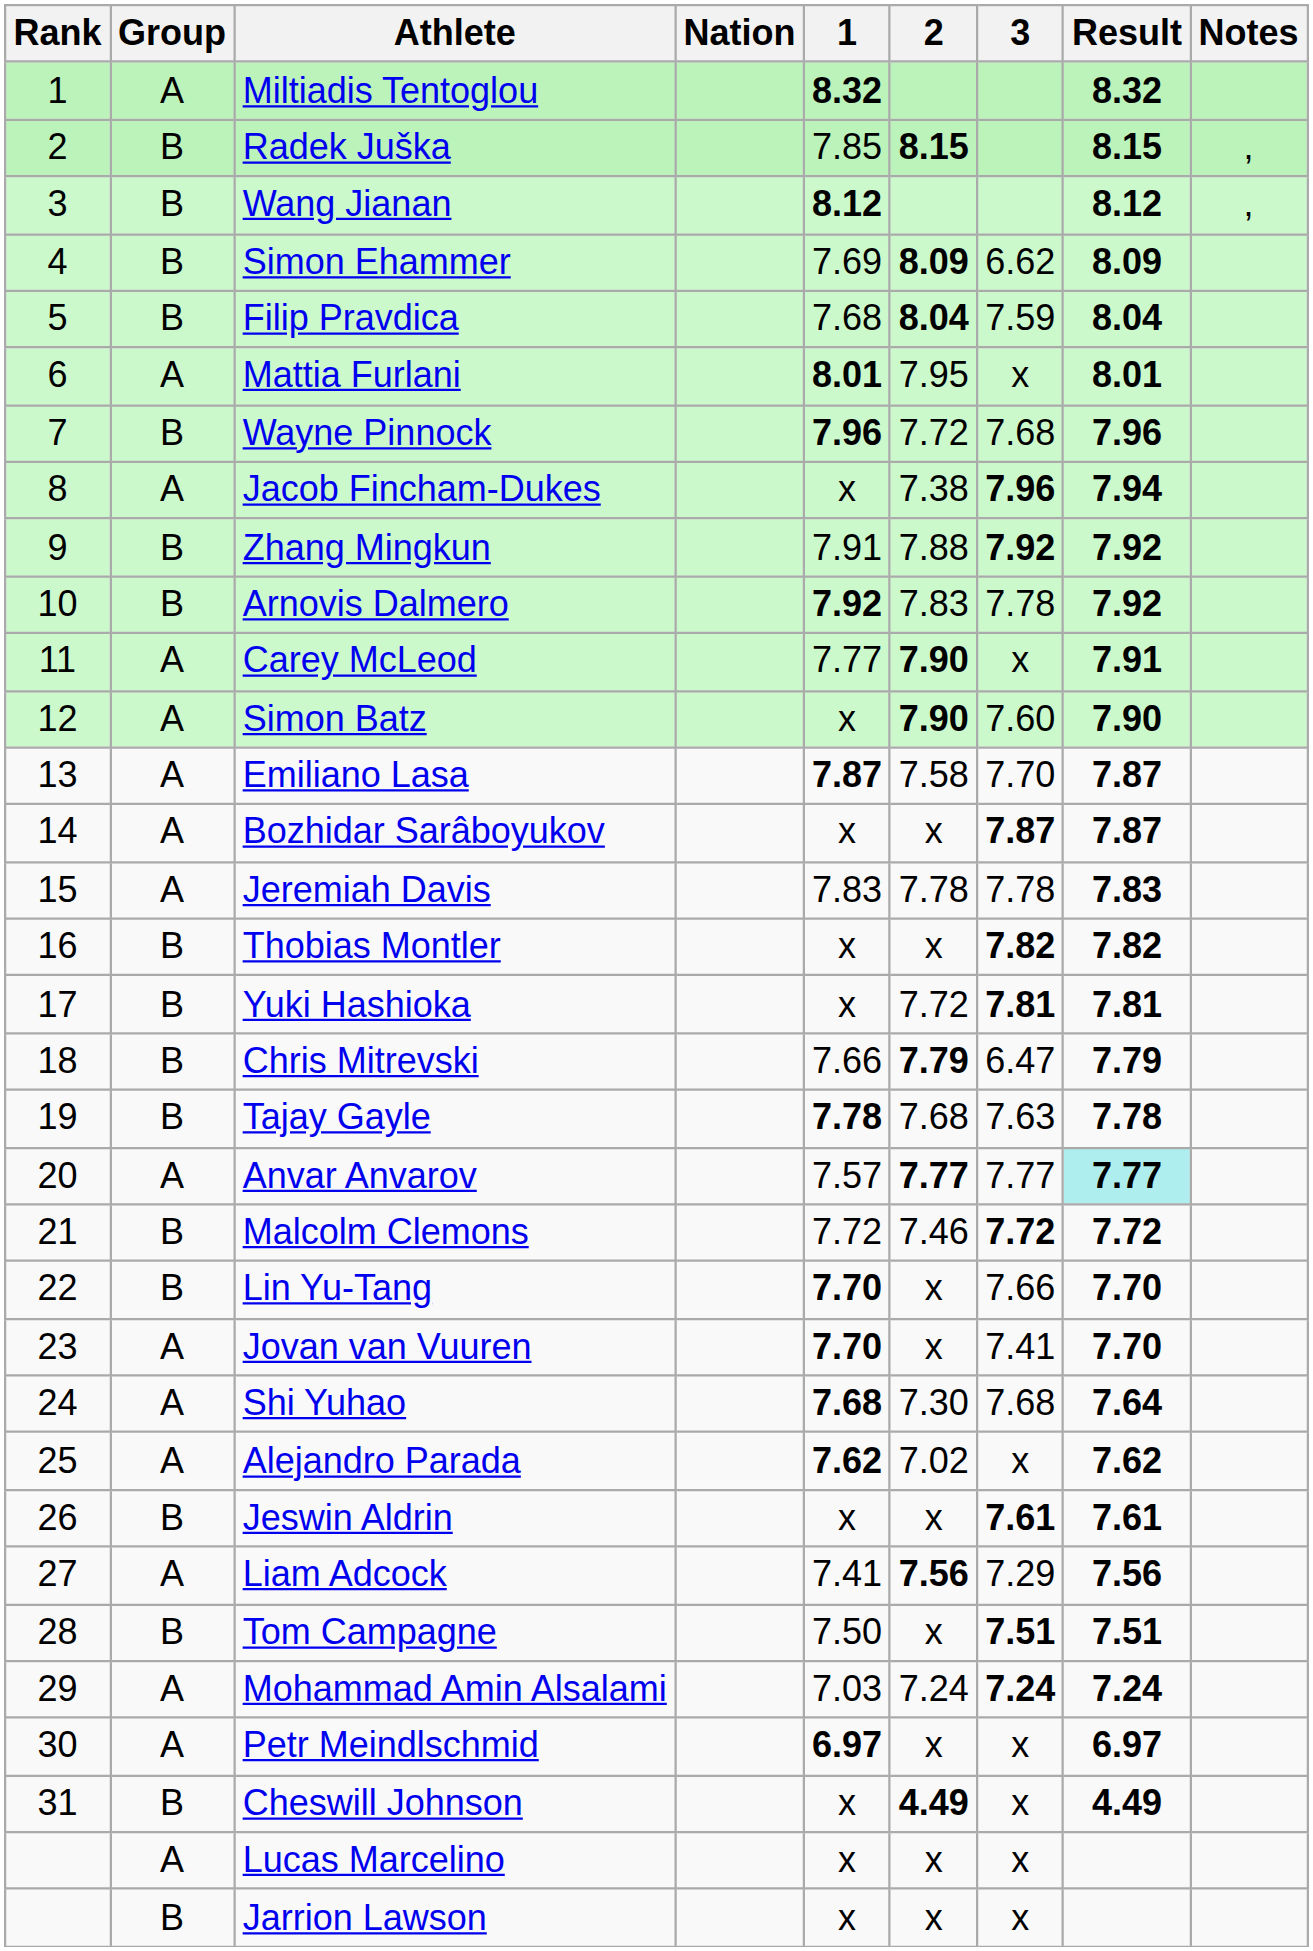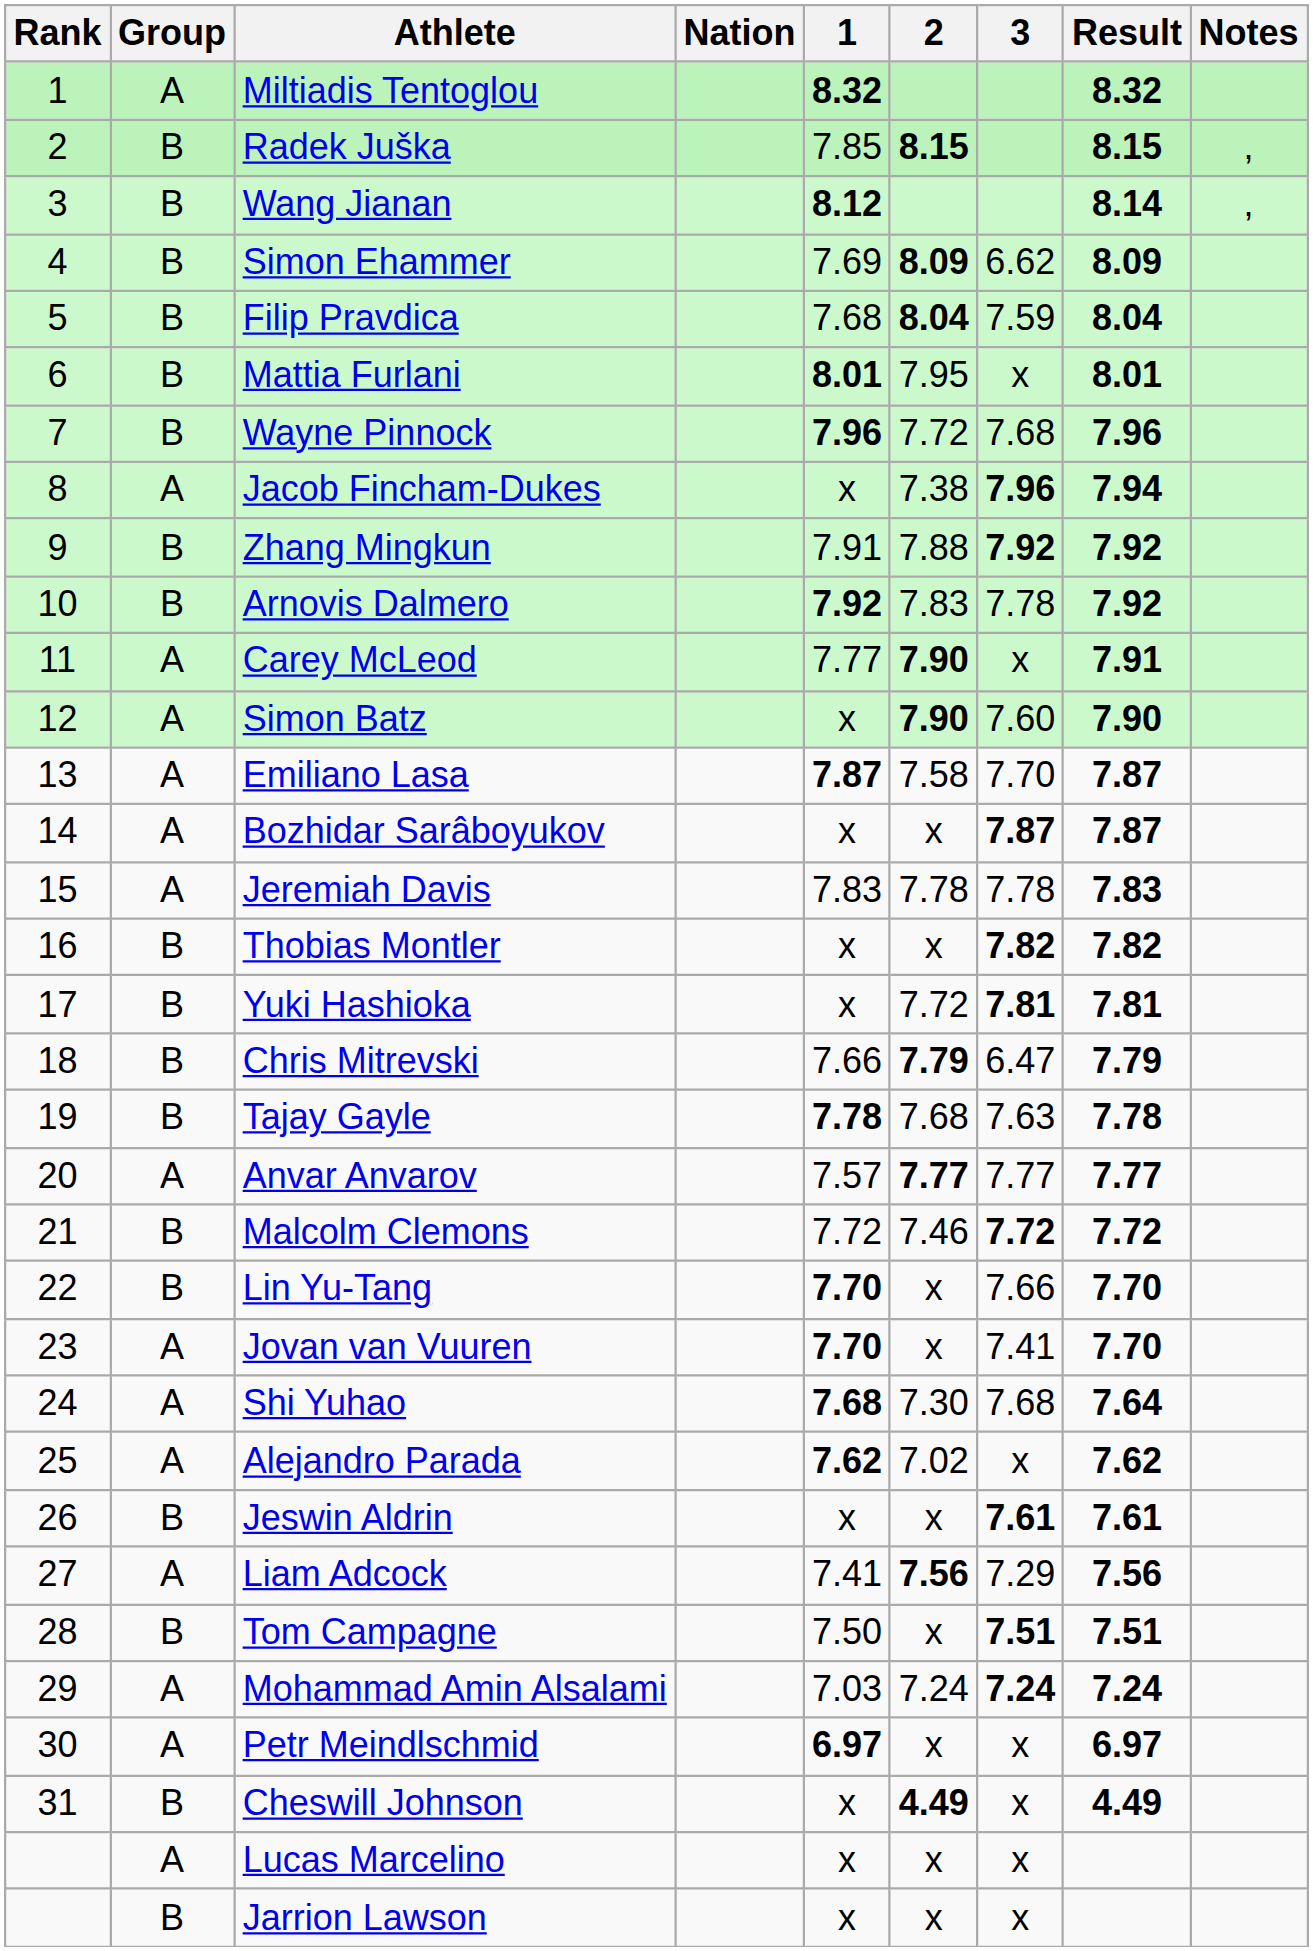(1127, 204) 8.12 -> (1127, 204) 8.14
(172, 375) A -> (172, 375) B
(1127, 1174) paleturquoise background -> (1127, 1174) no background
